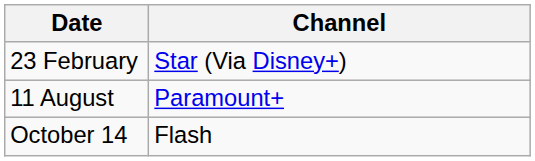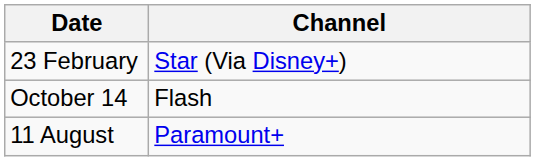rows swapped: (62, 98) <-> (69, 135)
